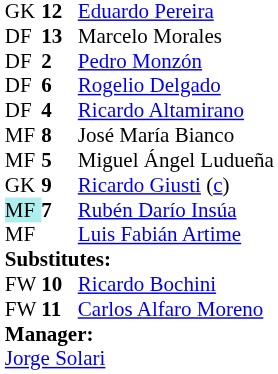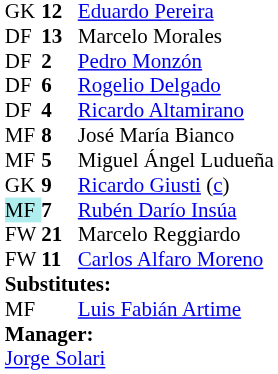+ row: (159, 234)
rows swapped: (171, 309) <-> (159, 234)
- row: (147, 284)
